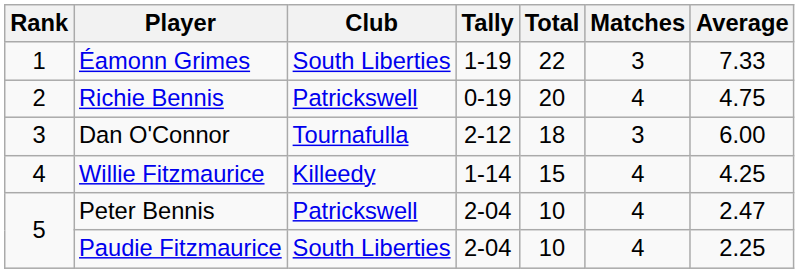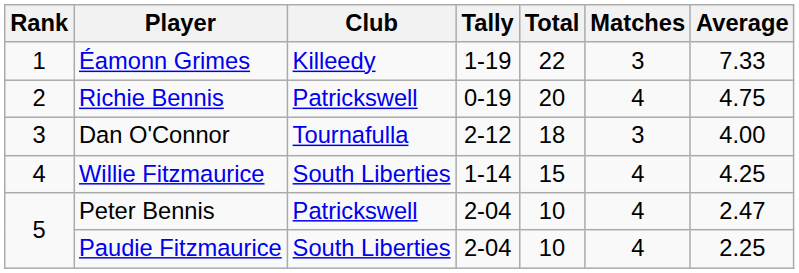(372, 60) South Liberties -> (334, 60) Killeedy
(742, 135) 6.00 -> (742, 135) 4.00
(334, 173) Killeedy -> (372, 173) South Liberties
